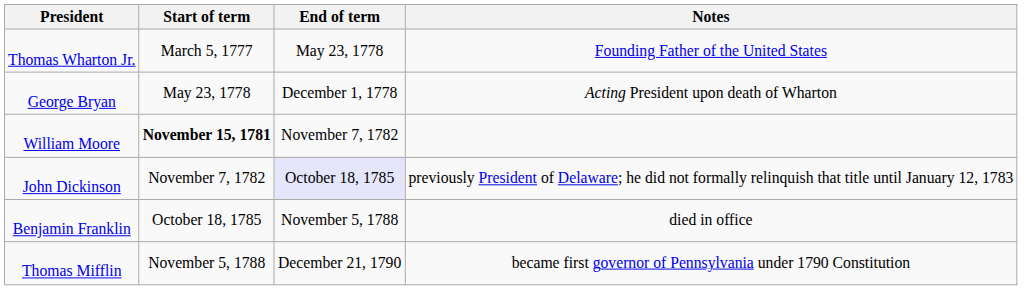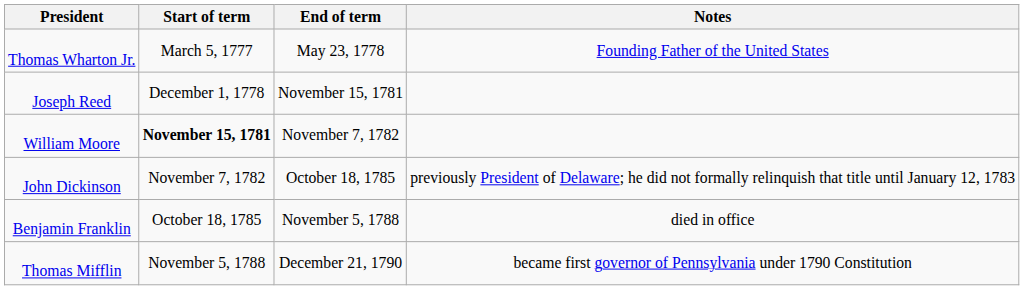- row: (72, 101)
+ row: (72, 101)
(340, 178) lavender background -> (341, 178) no background
